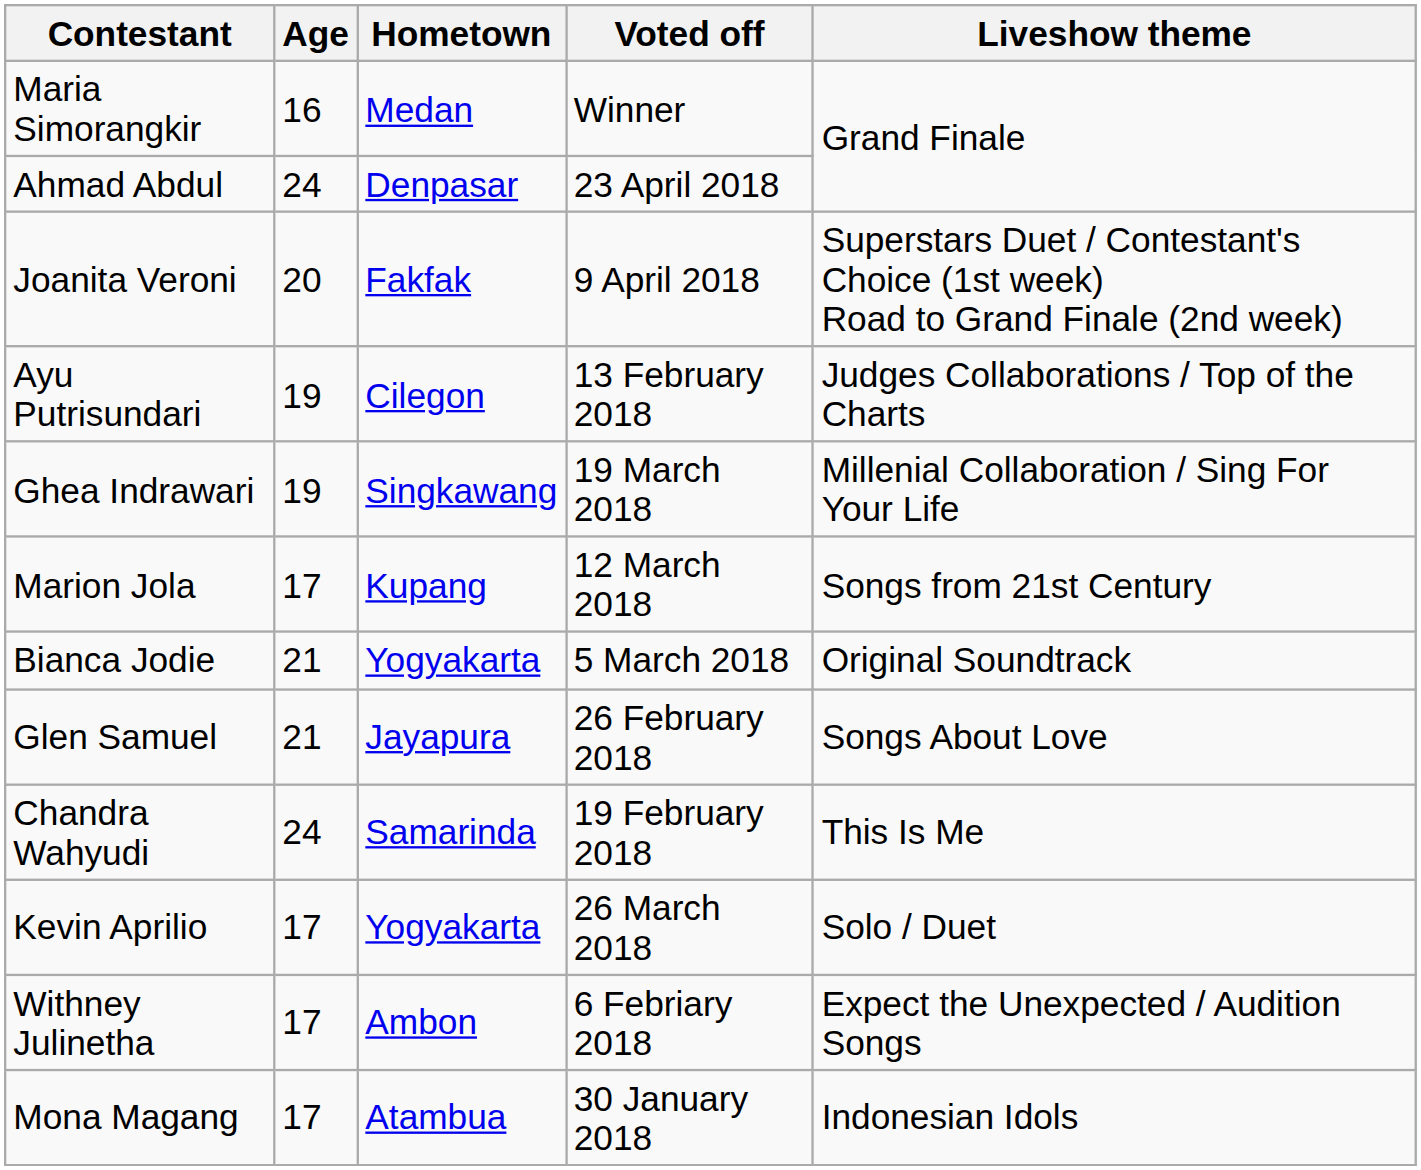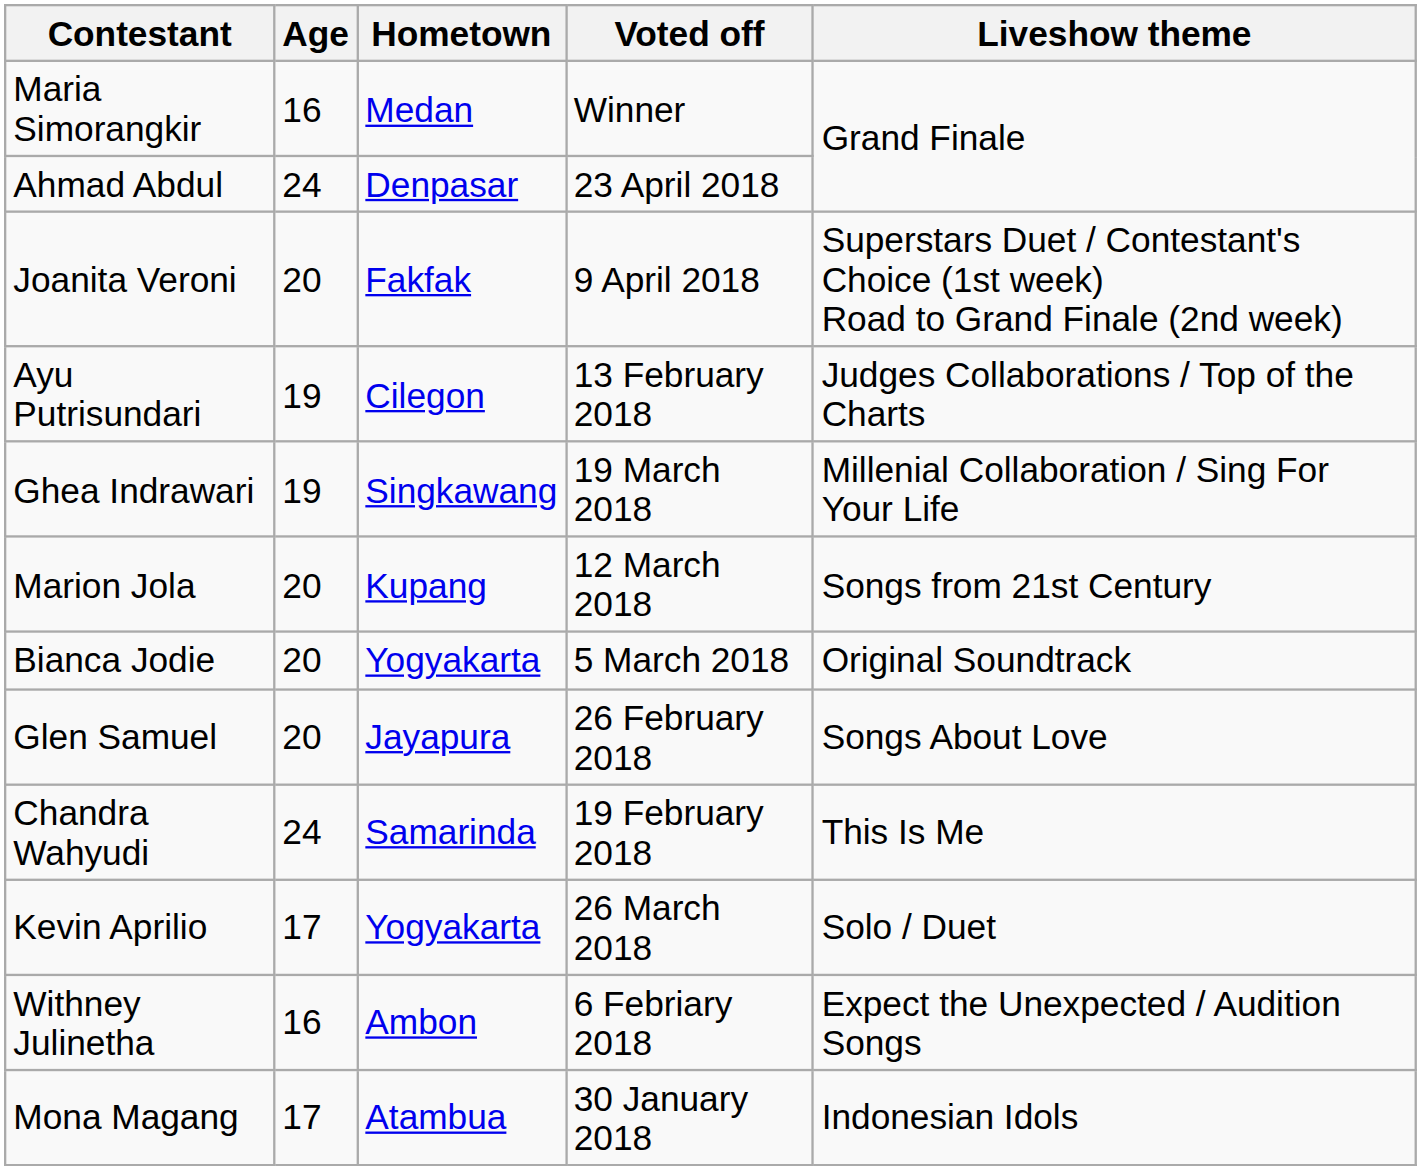(302, 585) 17 -> (302, 585) 20
(302, 661) 21 -> (302, 661) 20
(302, 736) 21 -> (302, 736) 20
(302, 1022) 17 -> (302, 1022) 16
